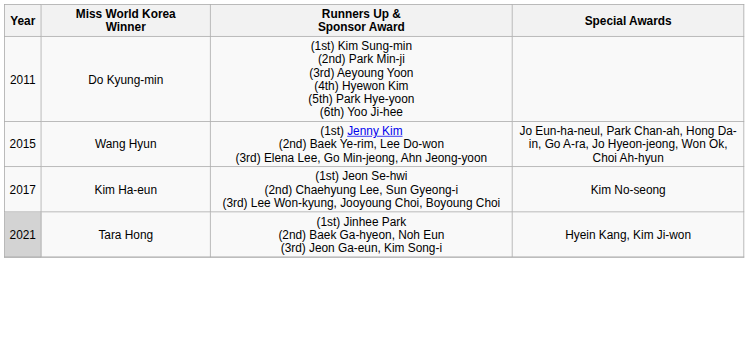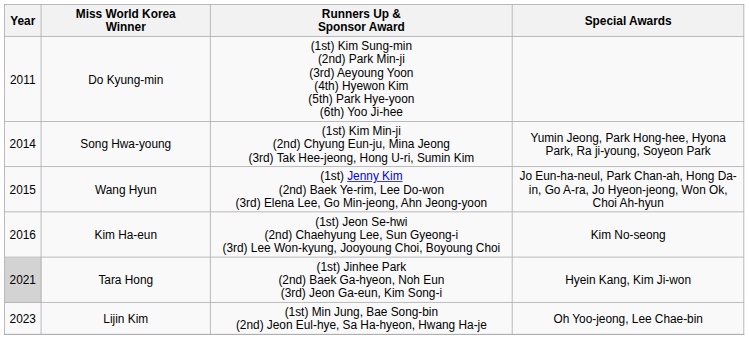+ row: (126, 144)
(23, 190) 2017 -> (23, 235) 2016
+ row: (126, 319)
